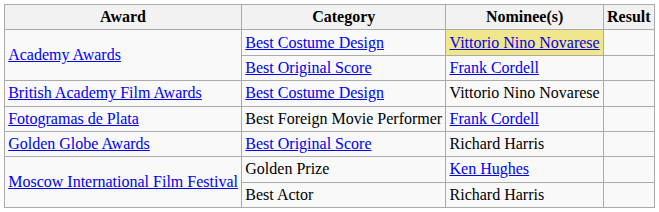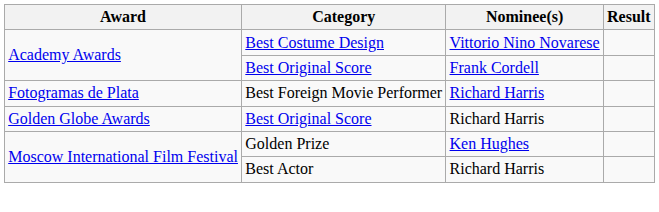(525, 42) khaki background -> (525, 42) no background
- row: (105, 93)
(494, 118) Frank Cordell -> (497, 93) Richard Harris
